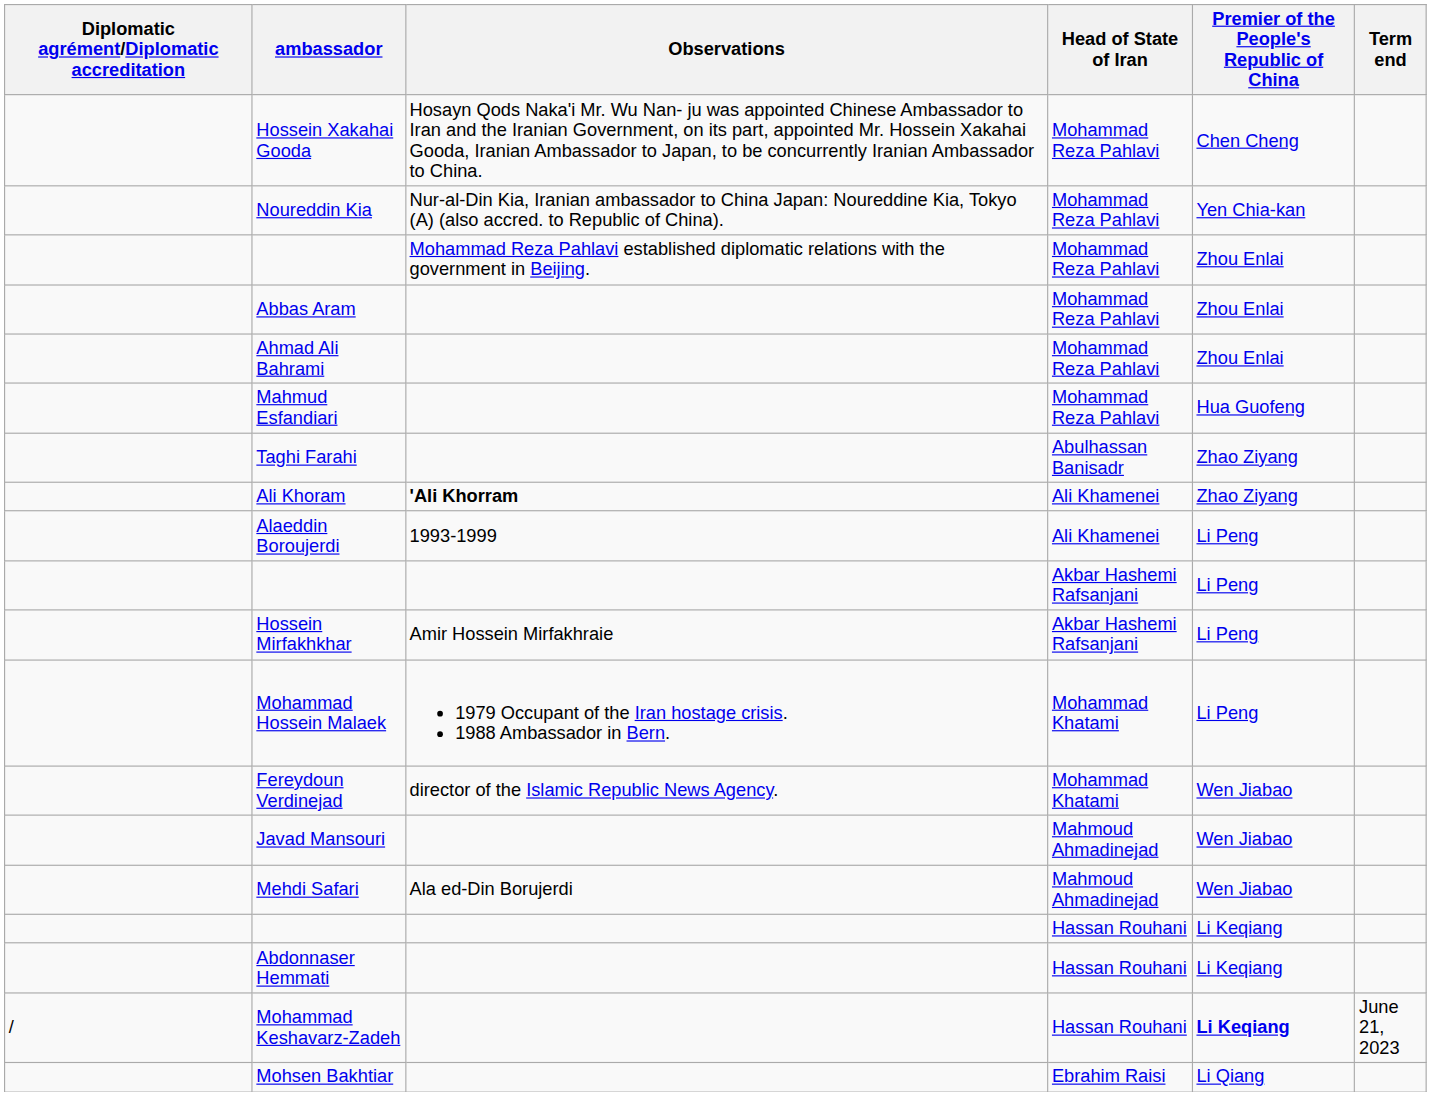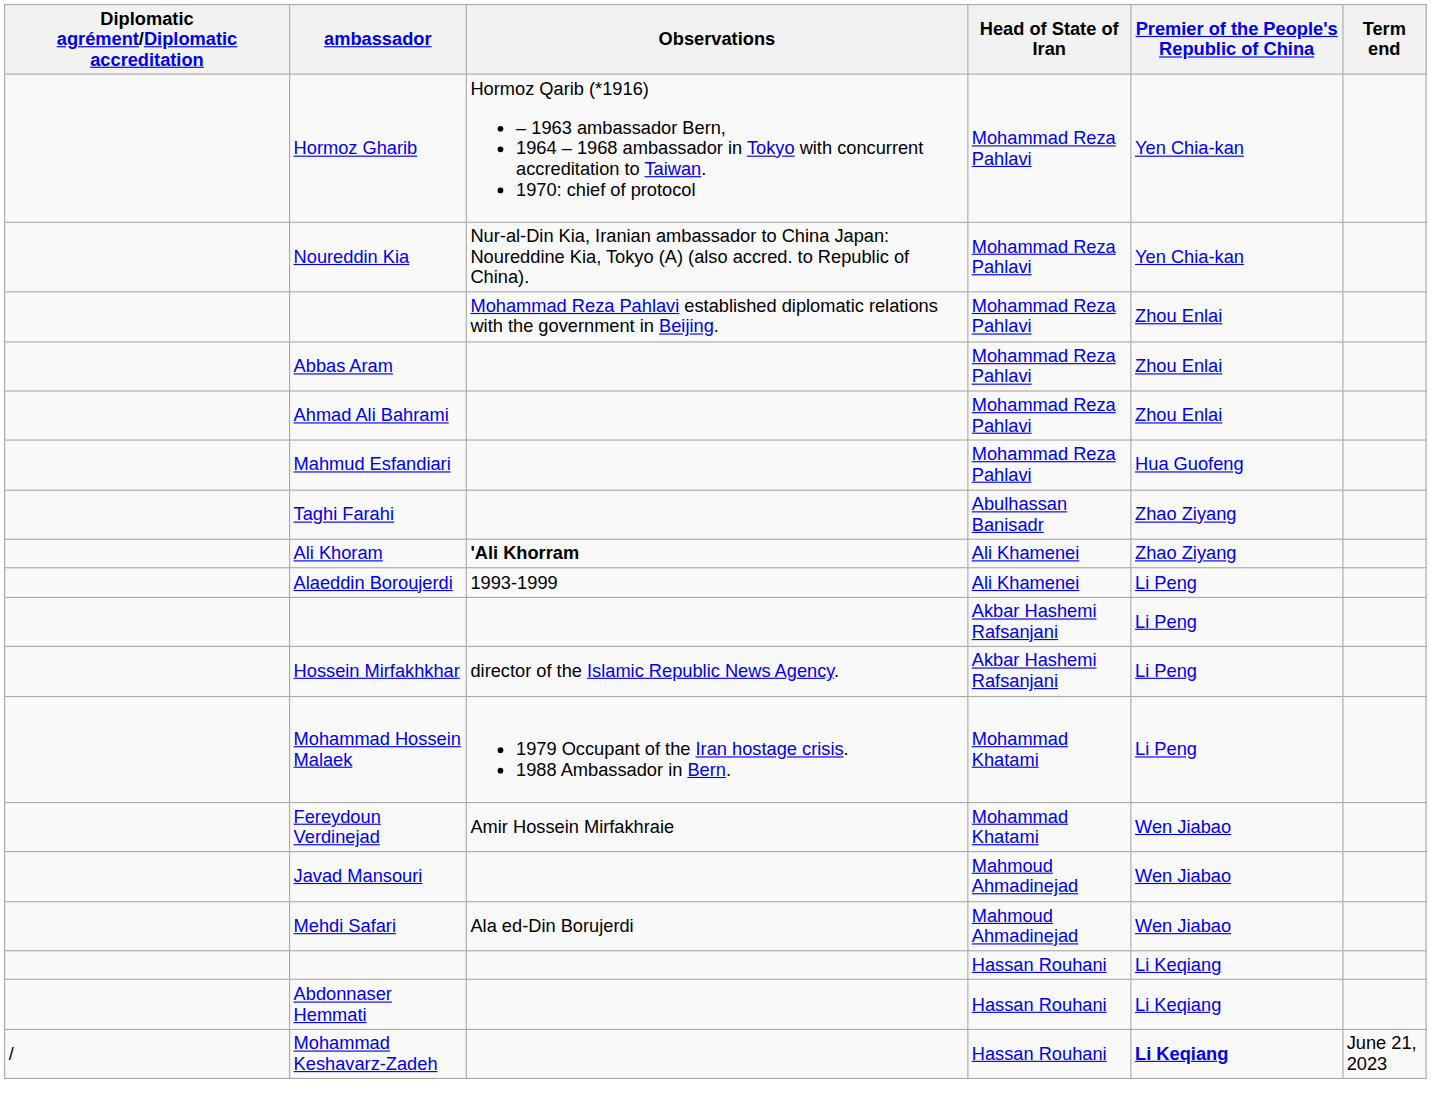- row: (325, 140)
+ row: (355, 148)
(511, 634) Amir Hossein Mirfakhraie -> (655, 671) director of the Islamic Republic News Agency.
(594, 790) director of the Islamic Republic News Agency. -> (572, 827) Amir Hossein Mirfakhraie
- row: (325, 1077)
